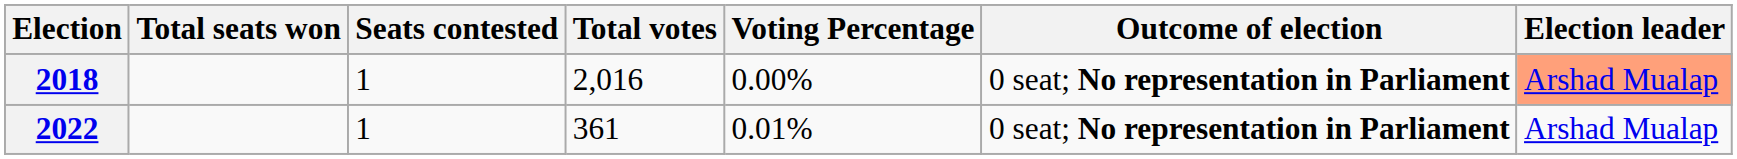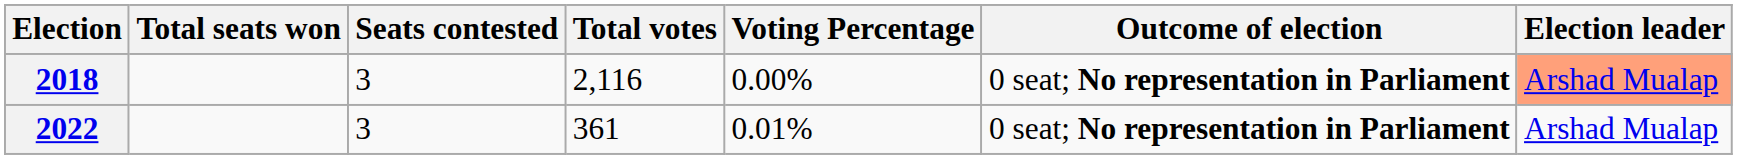(363, 79) 1 -> (363, 79) 3
(608, 79) 2,016 -> (607, 79) 2,116
(363, 128) 1 -> (363, 128) 3
